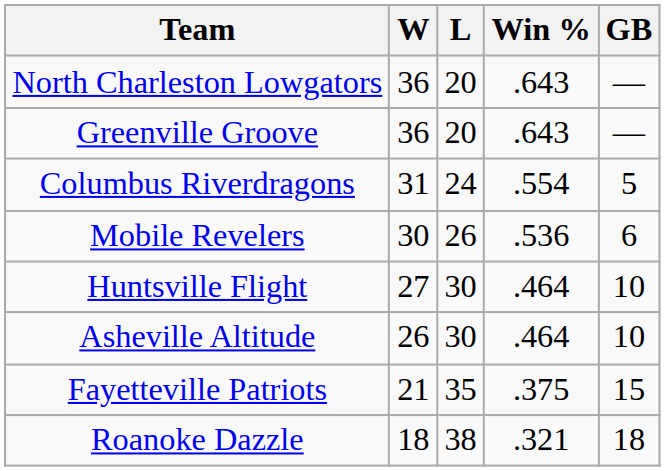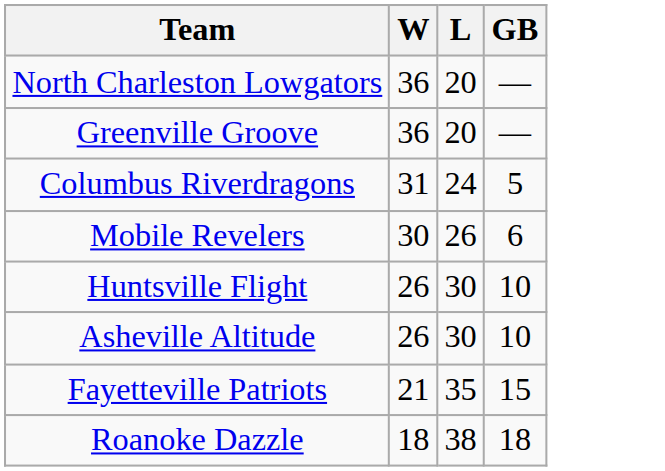- column: (541, 30)
(413, 286) 27 -> (413, 286) 26
